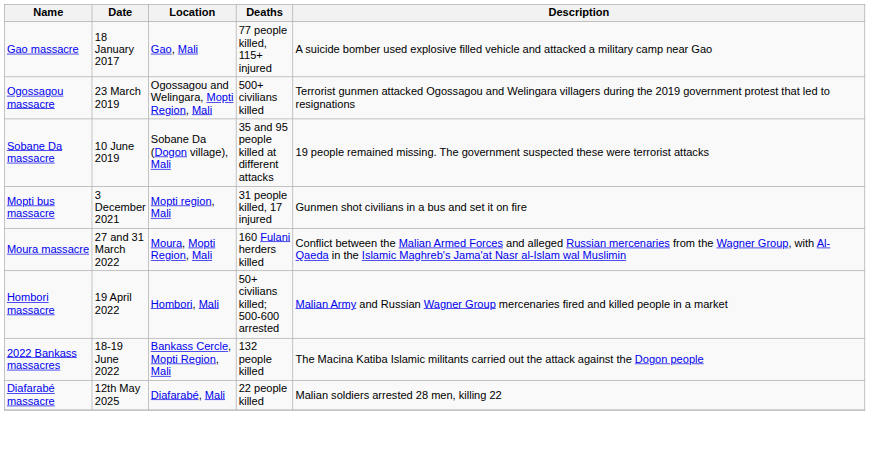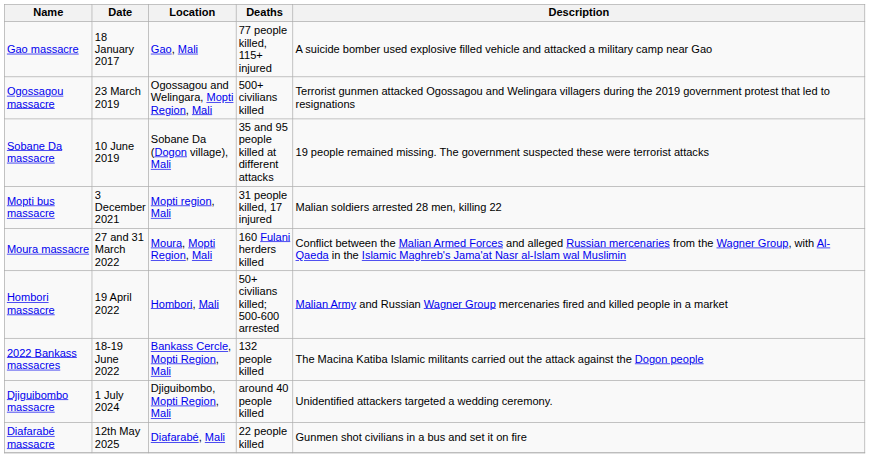(411, 207) Gunmen shot civilians in a bus and set it on fire -> (399, 207) Malian soldiers arrested 28 men, killing 22
+ row: (38, 401)
(399, 395) Malian soldiers arrested 28 men, killing 22 -> (411, 437) Gunmen shot civilians in a bus and set it on fire
